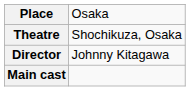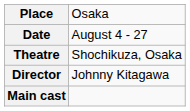+ row: (37, 34)
